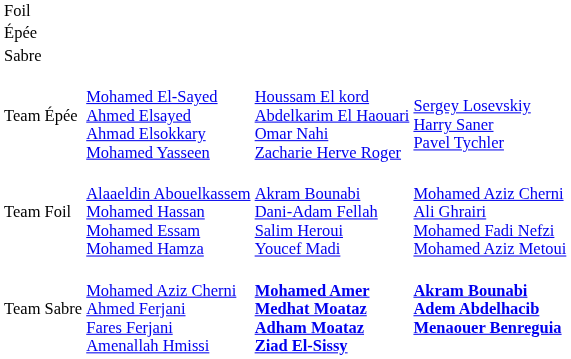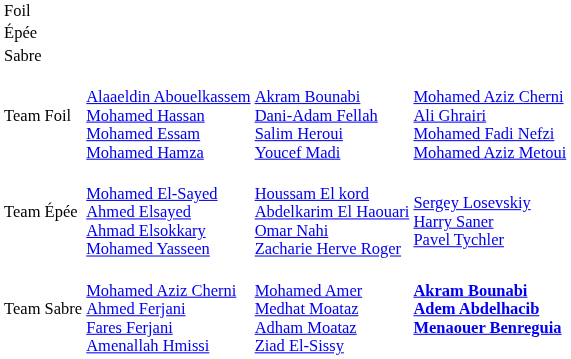rows swapped: (38, 212) <-> (41, 115)
(312, 318) bold -> (308, 318) normal
